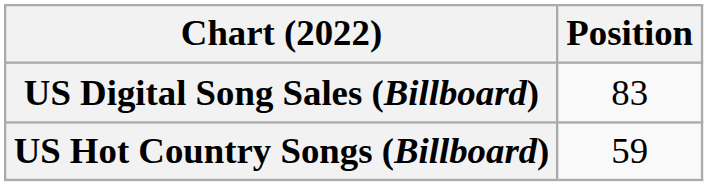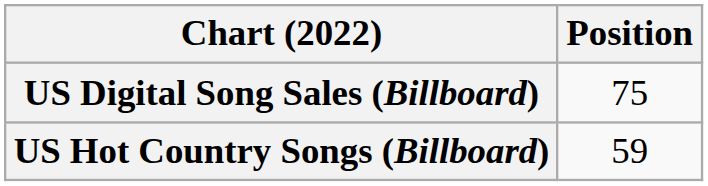(630, 92) 83 -> (630, 92) 75
